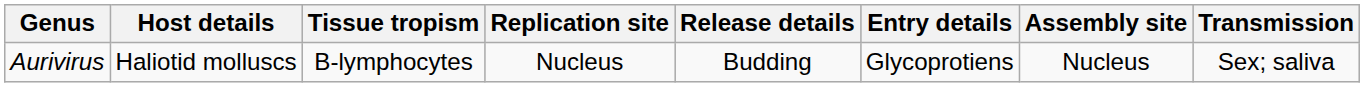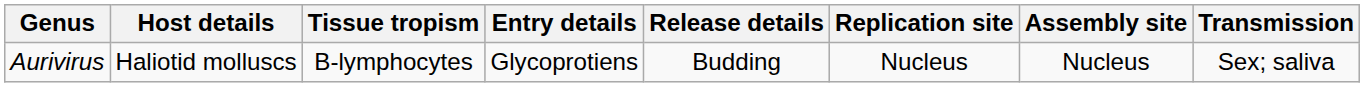columns swapped: (940, 23) <-> (580, 23)
